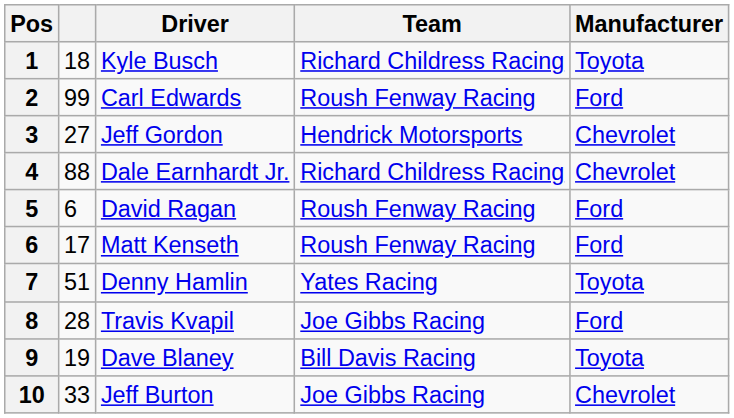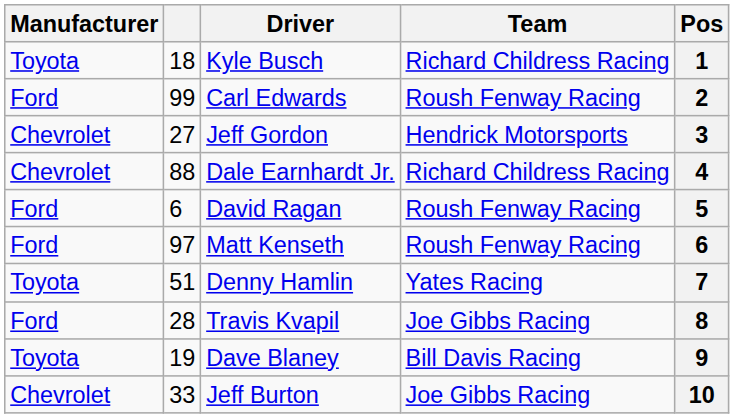columns swapped: (32, 23) <-> (649, 23)
(77, 246) 17 -> (182, 246) 97
